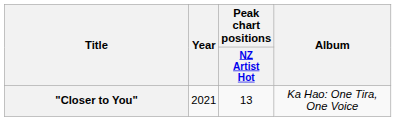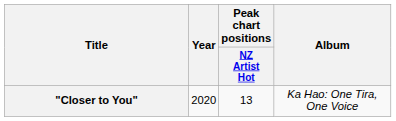(204, 100) 2021 -> (204, 100) 2020
